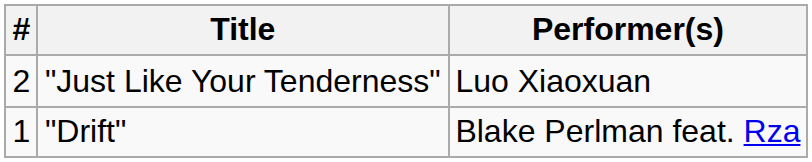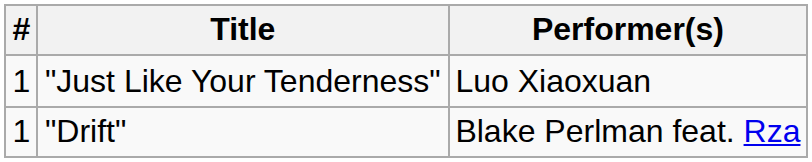(21, 80) 2 -> (21, 80) 1
